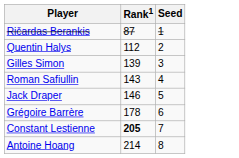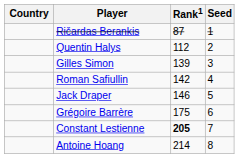+ column: (29, 13)
(132, 80) 143 -> (181, 80) 142
(132, 112) 178 -> (181, 112) 175
